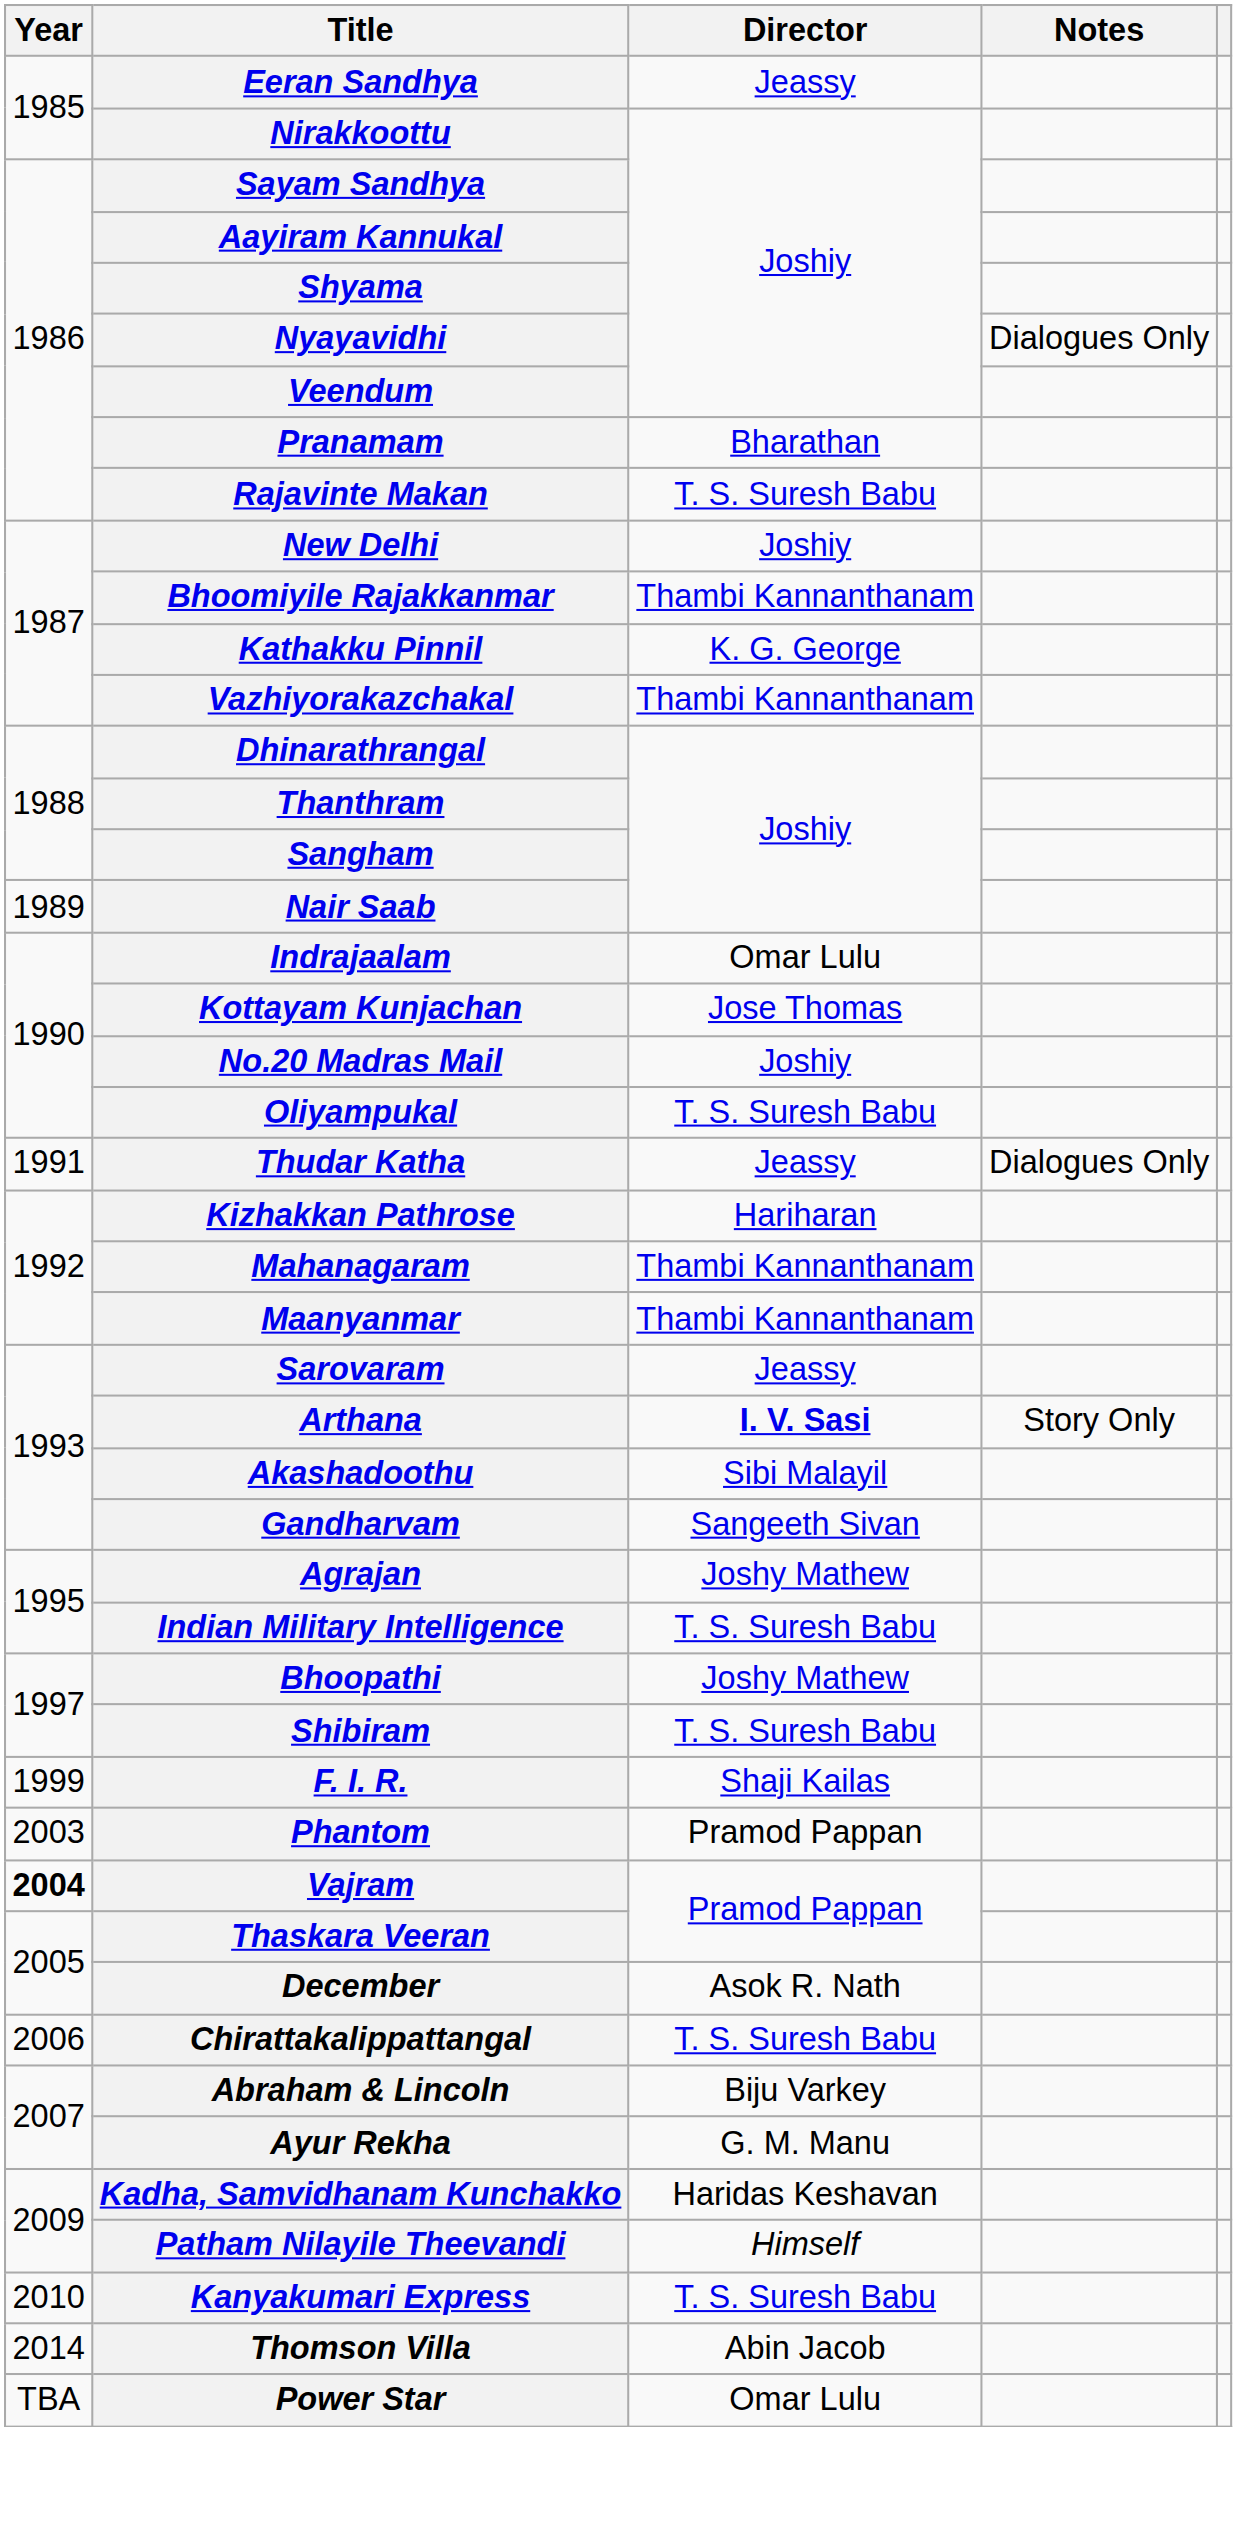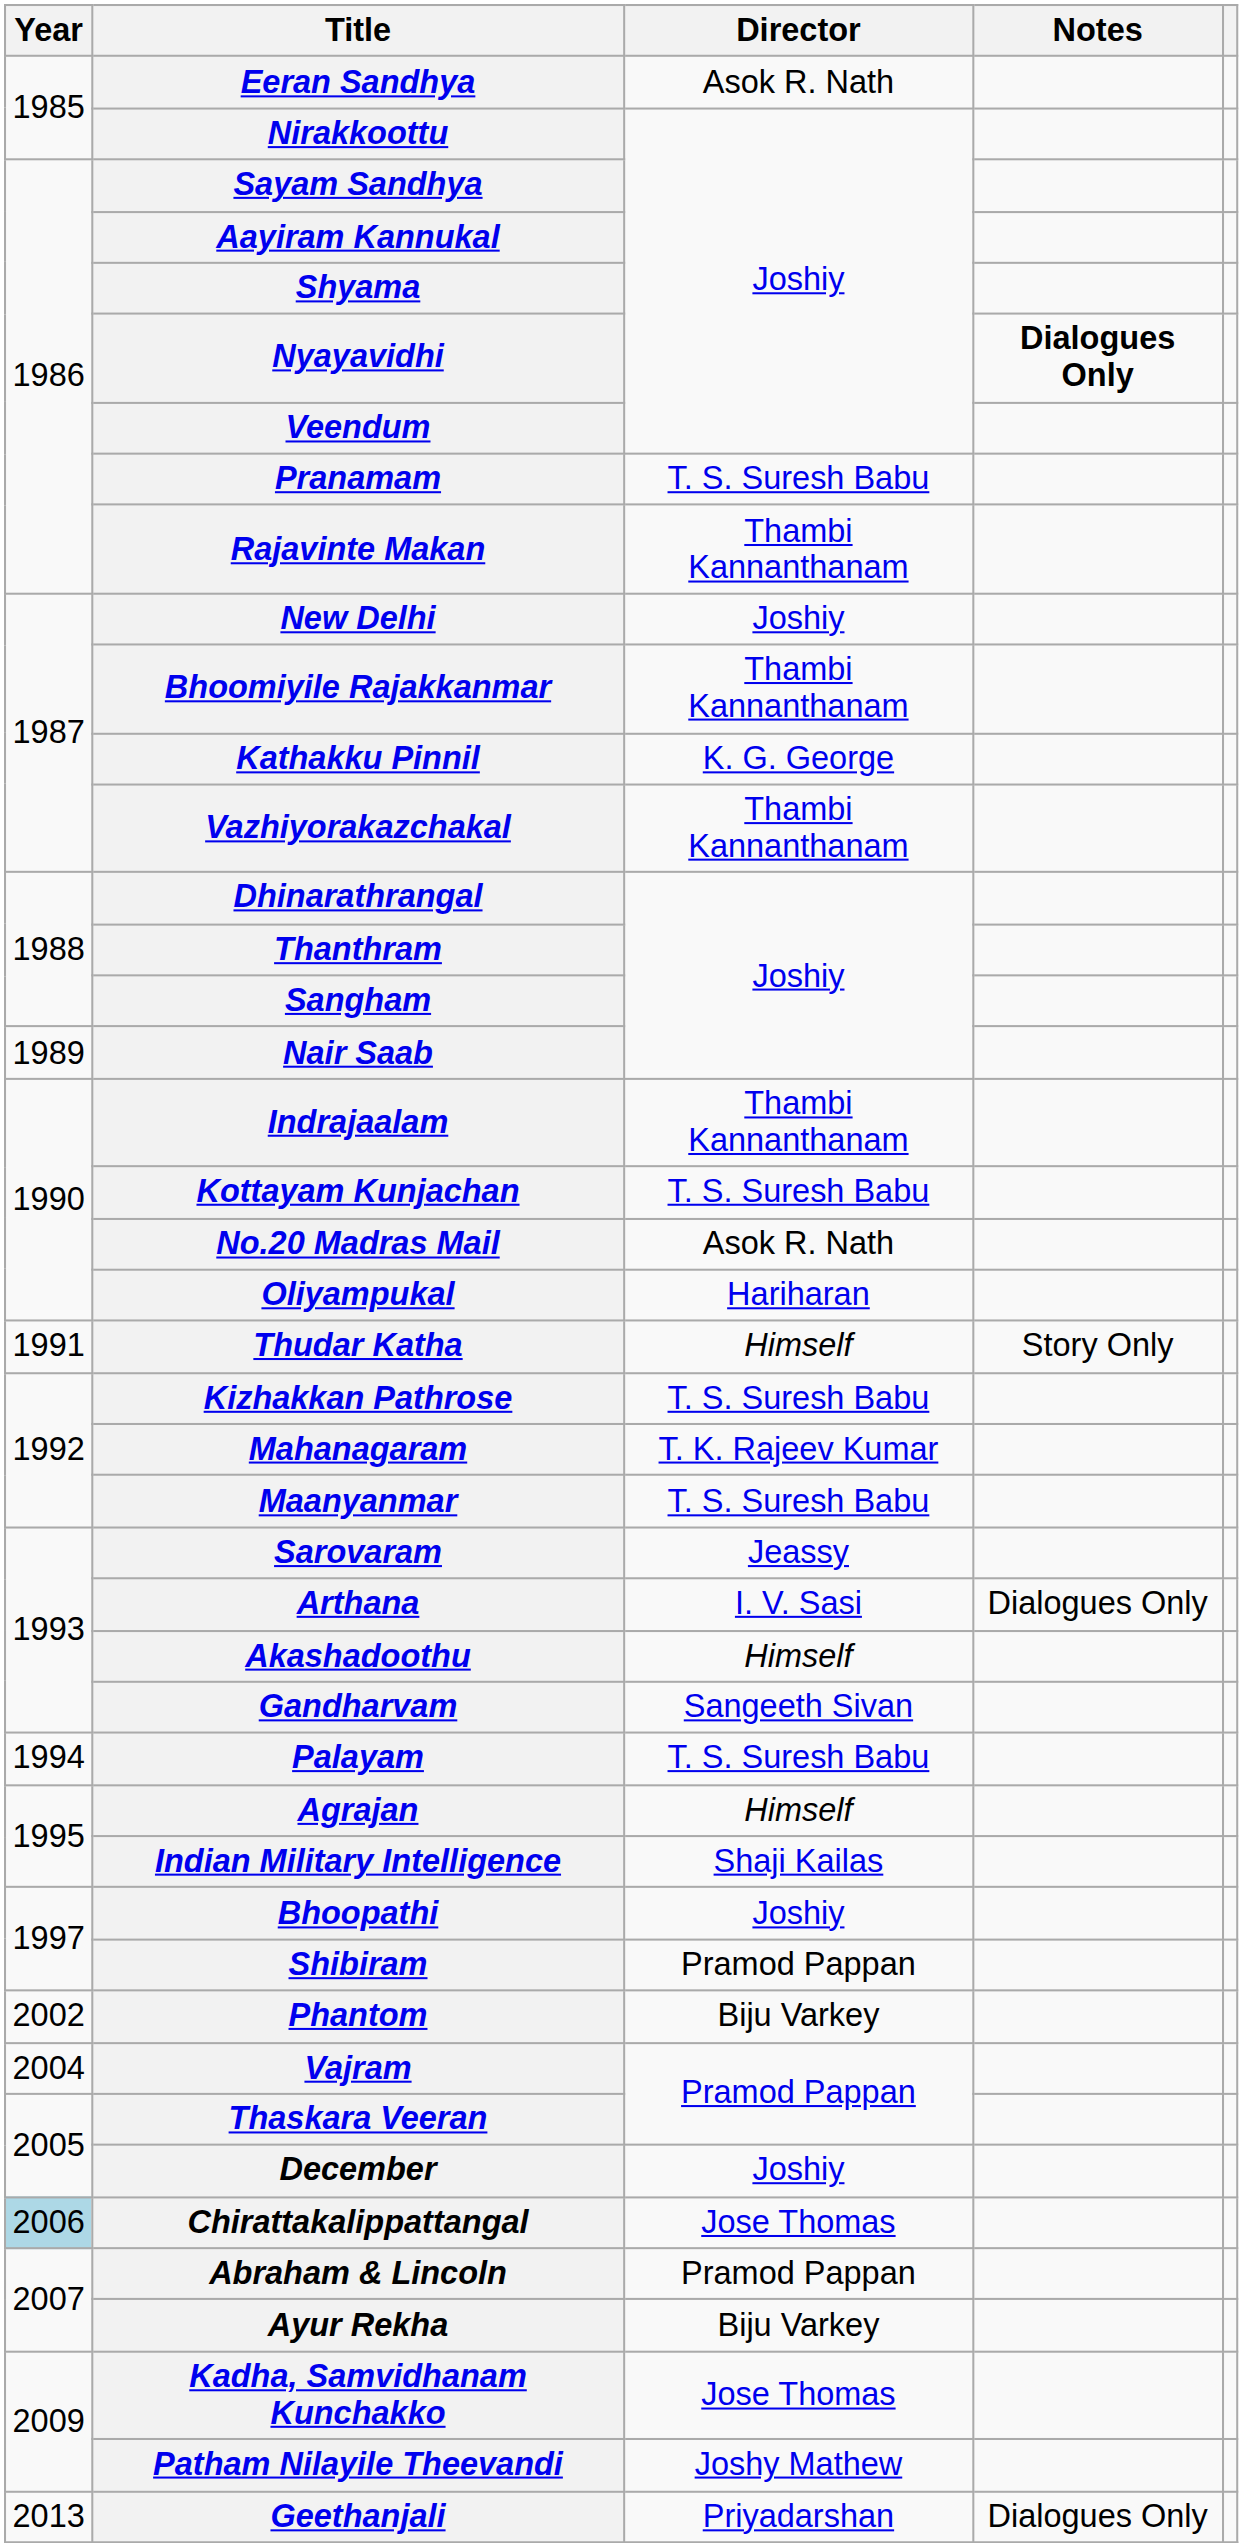(805, 81) Jeassy -> (798, 81) Asok R. Nath
(1099, 339) normal -> (1098, 357) bold
(805, 442) Bharathan -> (798, 478) T. S. Suresh Babu
(805, 493) T. S. Suresh Babu -> (798, 548) Thambi Kannanthanam
(805, 957) Omar Lulu -> (798, 1121) Thambi Kannanthanam
(805, 1008) Jose Thomas -> (798, 1191) T. S. Suresh Babu
(805, 1060) Joshiy -> (798, 1243) Asok R. Nath
(805, 1111) T. S. Suresh Babu -> (798, 1294) Hariharan
(805, 1163) Jeassy -> (798, 1346) Himself
(1099, 1163) Dialogues Only -> (1098, 1346) Story Only
(805, 1215) Hariharan -> (798, 1397) T. S. Suresh Babu
(805, 1266) Thambi Kannanthanam -> (798, 1449) T. K. Rajeev Kumar
(805, 1318) Thambi Kannanthanam -> (798, 1500) T. S. Suresh Babu
(805, 1421) bold -> (798, 1603) normal
(1099, 1421) Story Only -> (1098, 1603) Dialogues Only
(805, 1472) Sibi Malayil -> (798, 1655) Himself
+ row: (358, 1758)
(805, 1575) Joshy Mathew -> (798, 1809) Himself
(805, 1627) T. S. Suresh Babu -> (798, 1861) Shaji Kailas
(805, 1678) Joshy Mathew -> (798, 1912) Joshiy
(805, 1730) T. S. Suresh Babu -> (798, 1964) Pramod Pappan
- row: (361, 1781)
(49, 1833) 2003 -> (49, 2015) 2002
(805, 1833) Pramod Pappan -> (798, 2015) Biju Varkey
(49, 1884) bold -> (49, 2067) normal
(805, 1987) Asok R. Nath -> (798, 2170) Joshiy
(49, 2039) no background -> (49, 2221) lightblue background
(805, 2039) T. S. Suresh Babu -> (798, 2221) Jose Thomas
(805, 2090) Biju Varkey -> (798, 2273) Pramod Pappan
(805, 2142) G. M. Manu -> (798, 2324) Biju Varkey
(805, 2193) Haridas Keshavan -> (798, 2394) Jose Thomas
(805, 2245) Himself -> (798, 2464) Joshy Mathew
- row: (361, 2296)
+ row: (358, 2515)
- row: (361, 2348)
- row: (361, 2399)
